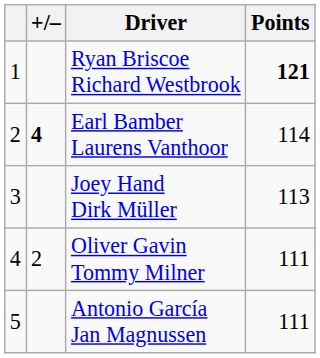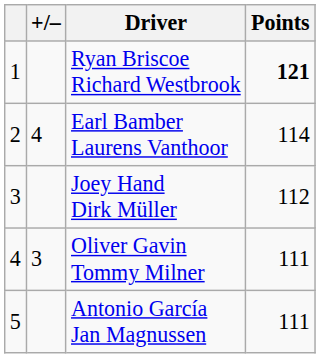(37, 134) bold -> (37, 134) normal
(294, 197) 113 -> (294, 197) 112
(37, 259) 2 -> (37, 259) 3
